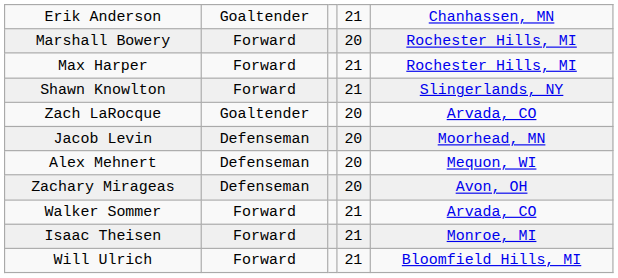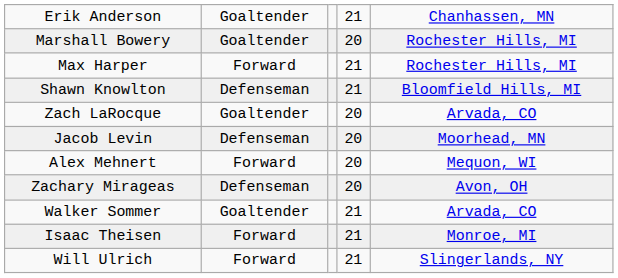(265, 41) Forward -> (265, 41) Goaltender
(265, 90) Forward -> (265, 90) Defenseman
(492, 90) Slingerlands, NY -> (492, 90) Bloomfield Hills, MI
(265, 163) Defenseman -> (265, 163) Forward
(265, 212) Forward -> (265, 212) Goaltender
(492, 260) Bloomfield Hills, MI -> (492, 260) Slingerlands, NY
